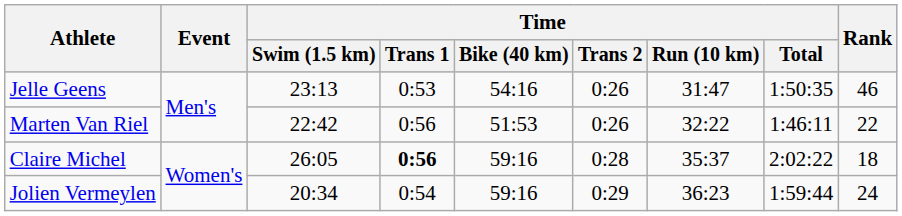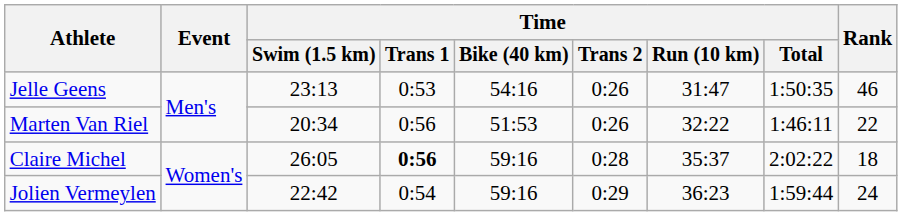(314, 124) 22:42 -> (314, 124) 20:34
(314, 193) 20:34 -> (314, 193) 22:42
